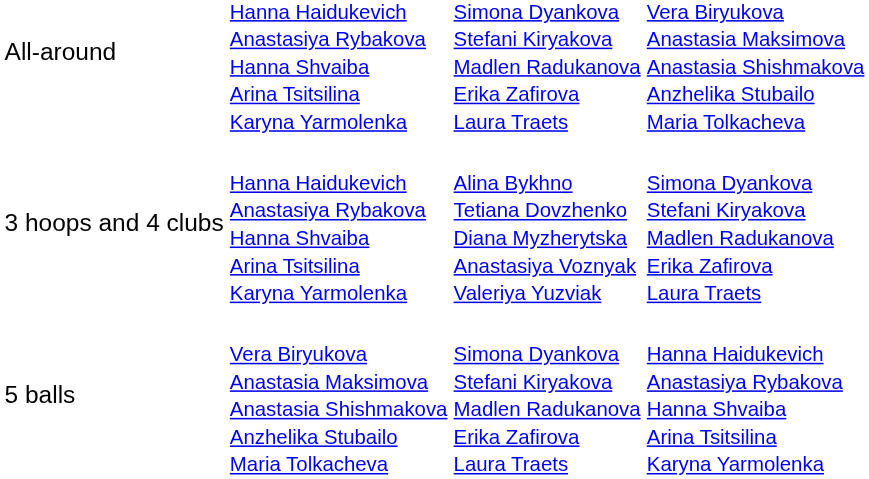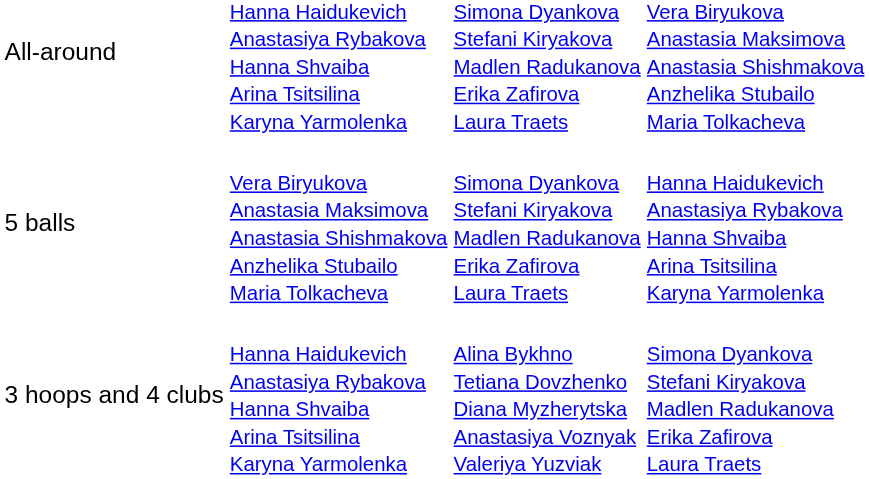rows swapped: (40, 394) <-> (114, 223)
